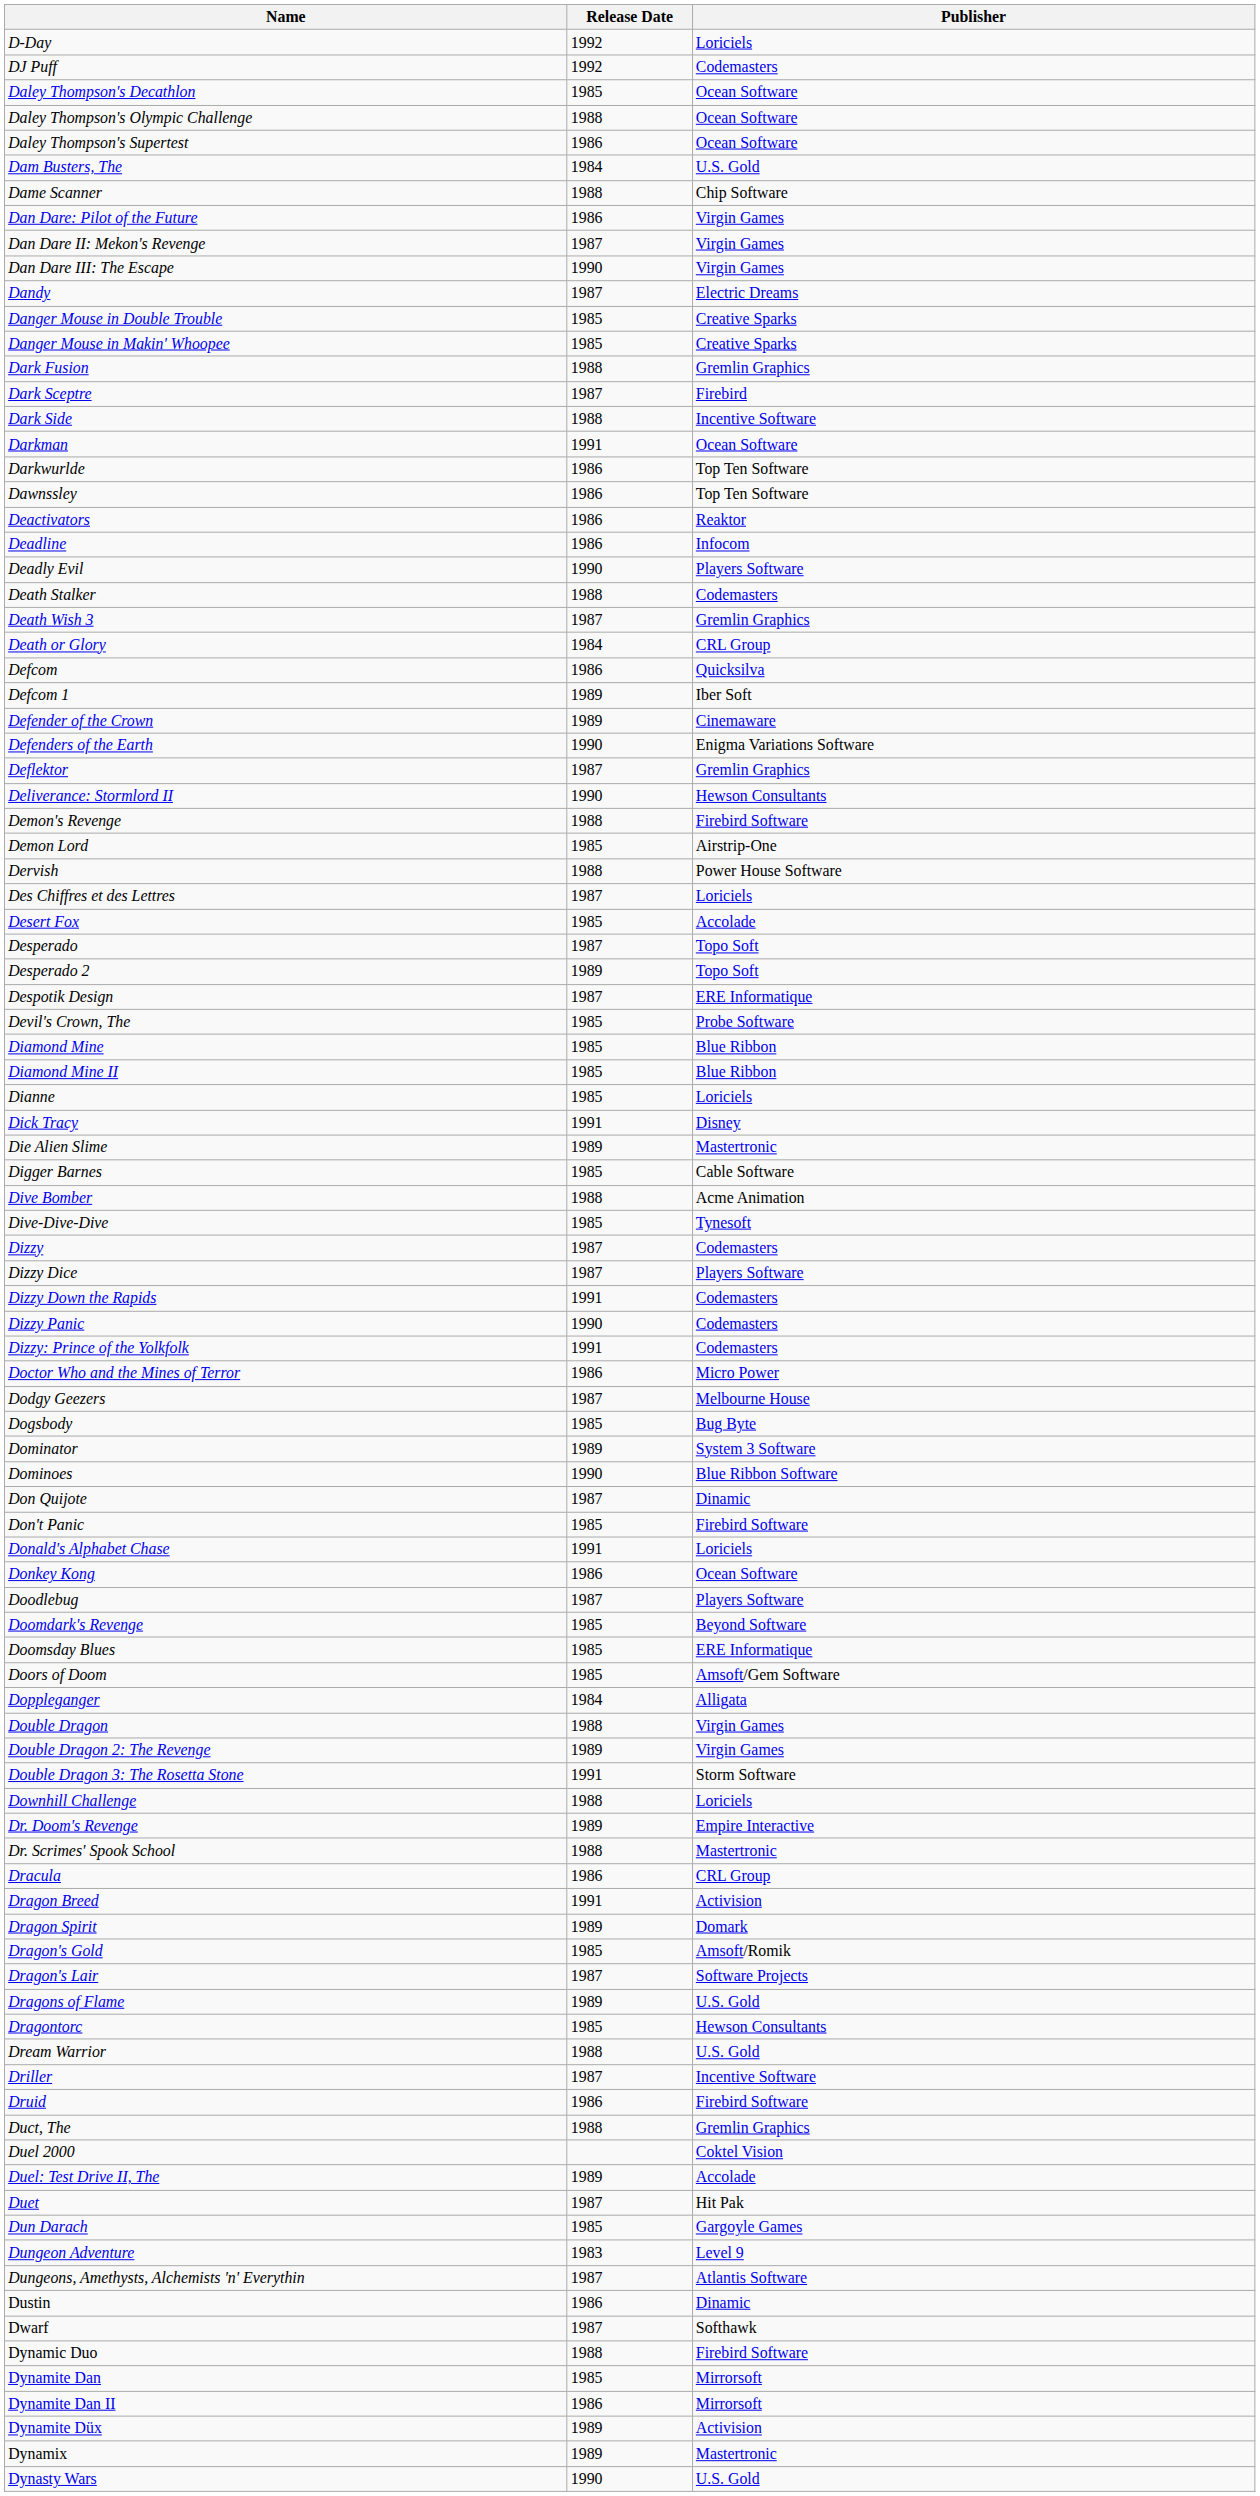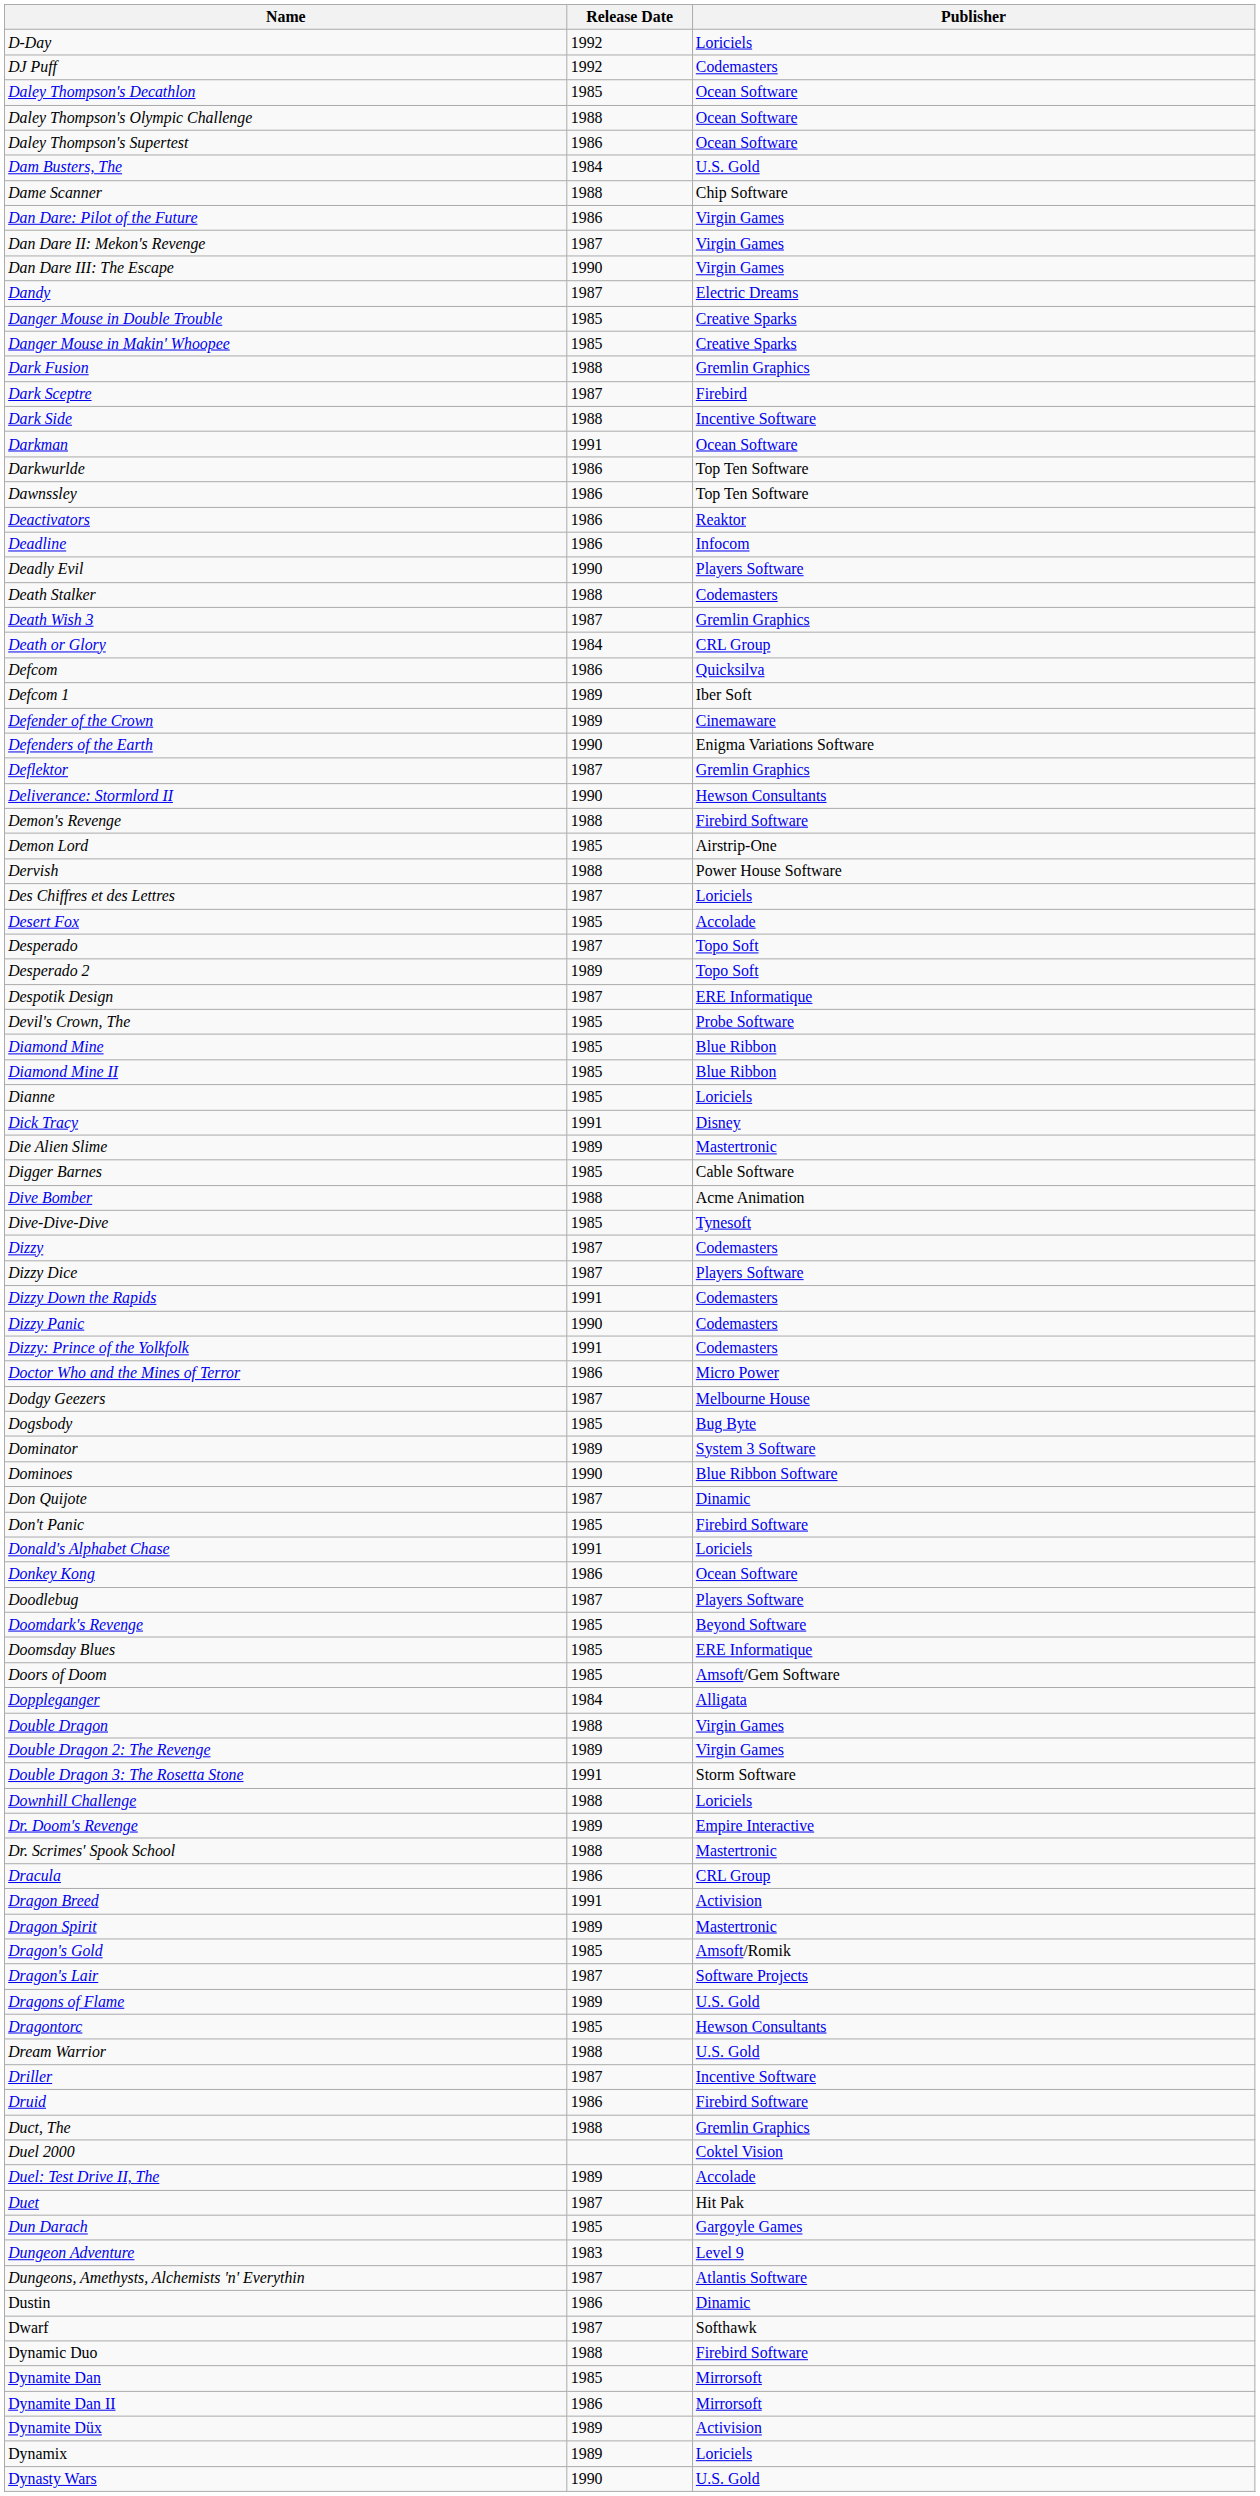(722, 1926) Domark -> (736, 1926) Mastertronic
(736, 2453) Mastertronic -> (724, 2453) Loriciels
